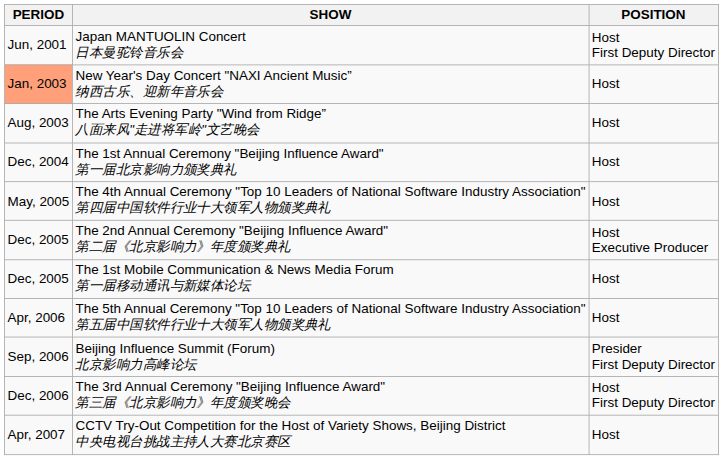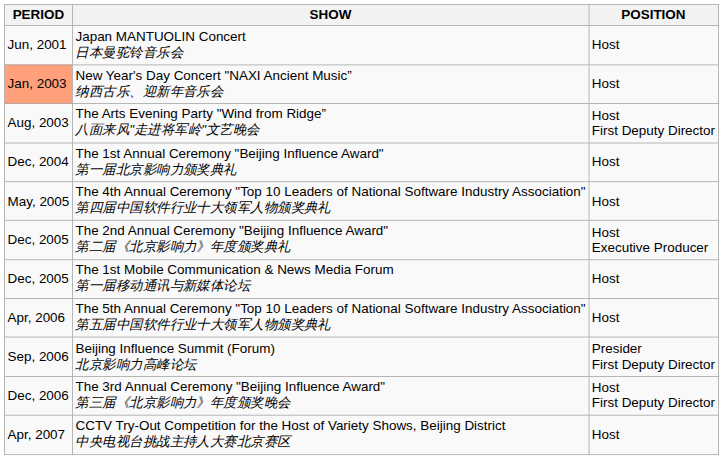(653, 45) Host First Deputy Director -> (606, 45) Host
(606, 123) Host -> (653, 123) Host First Deputy Director
